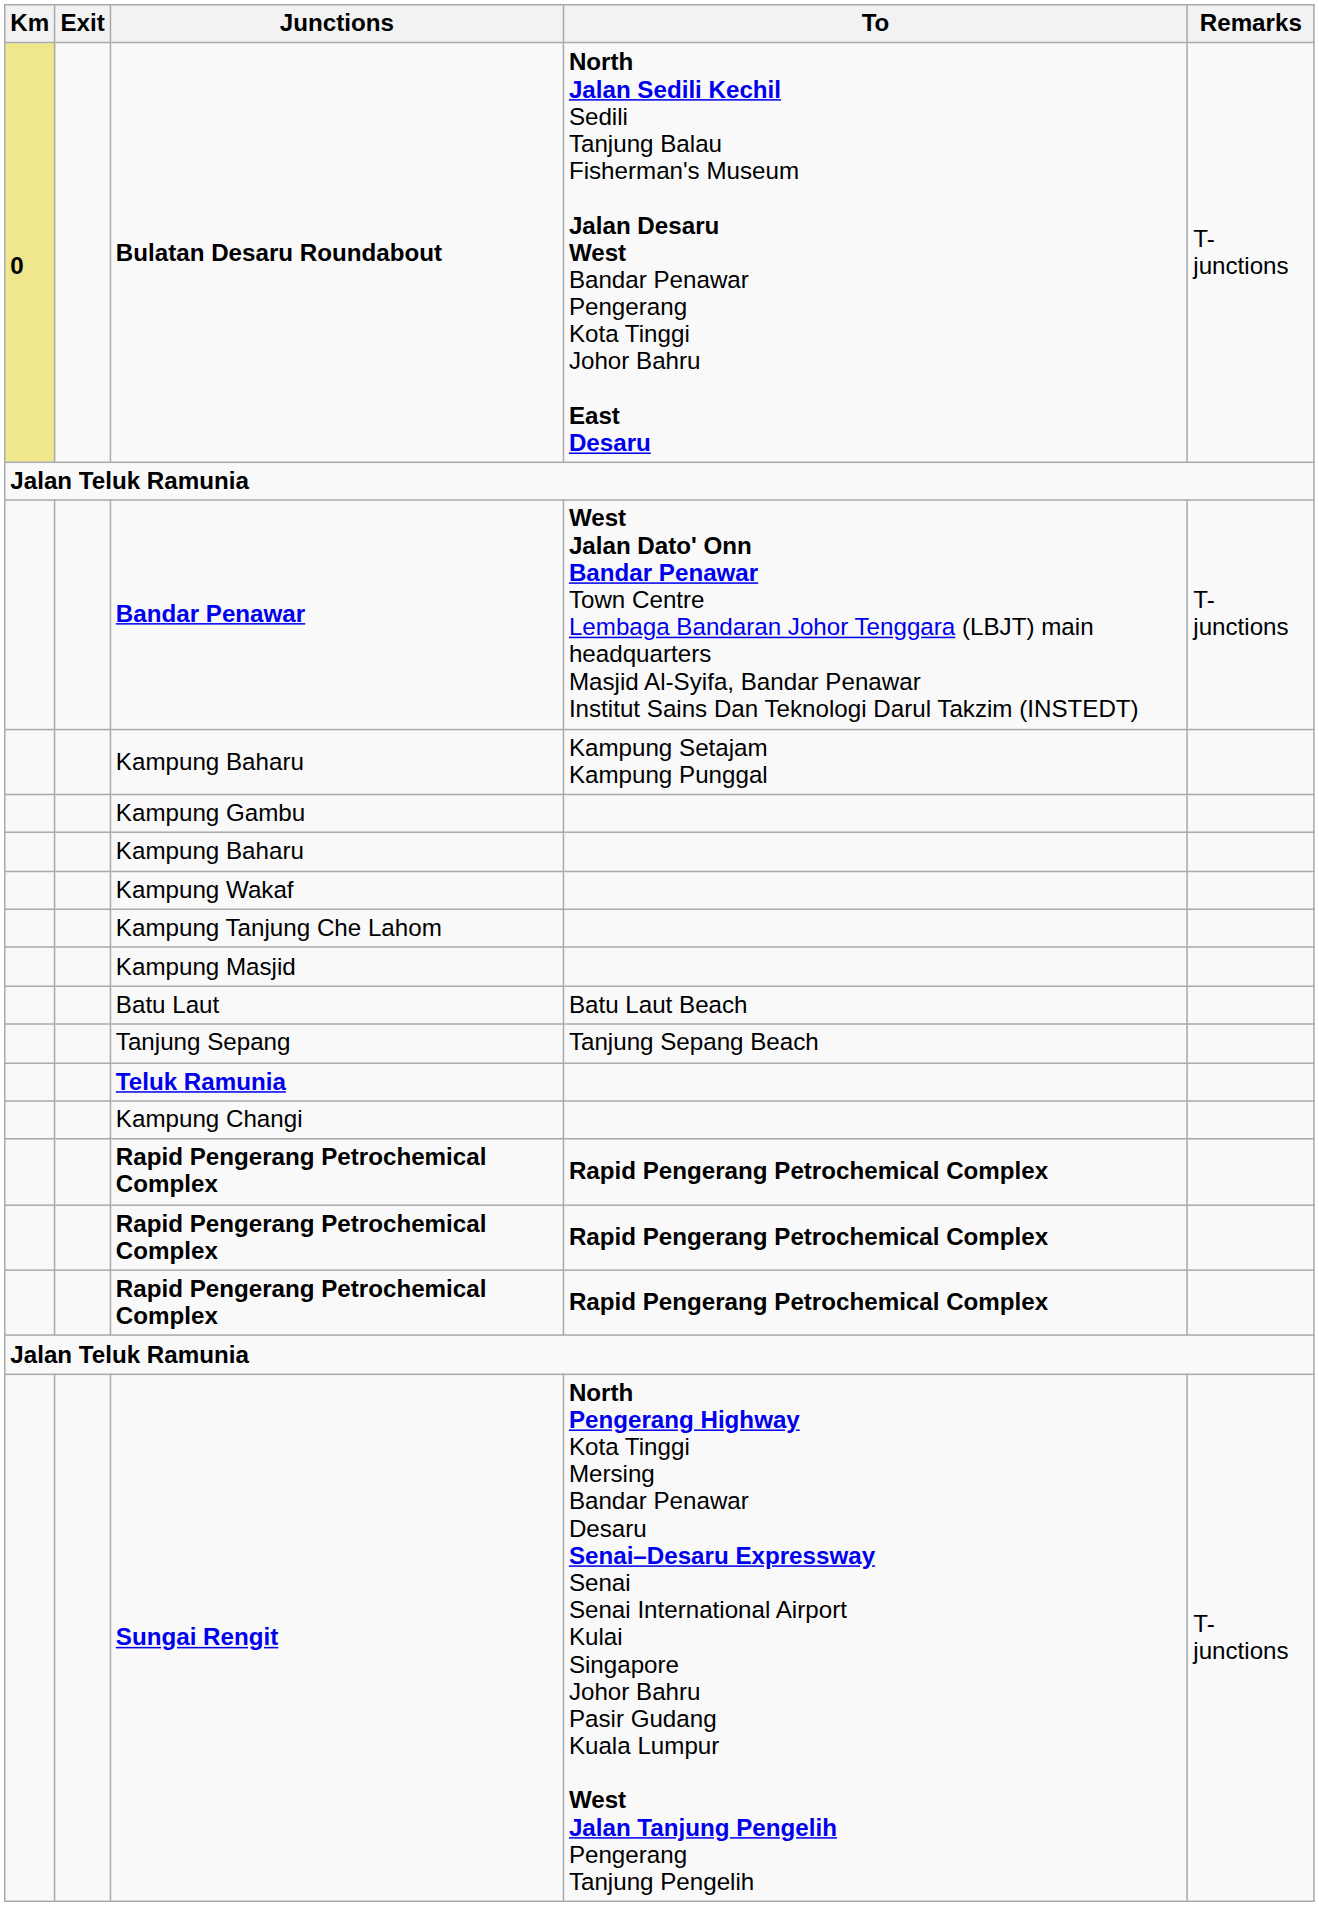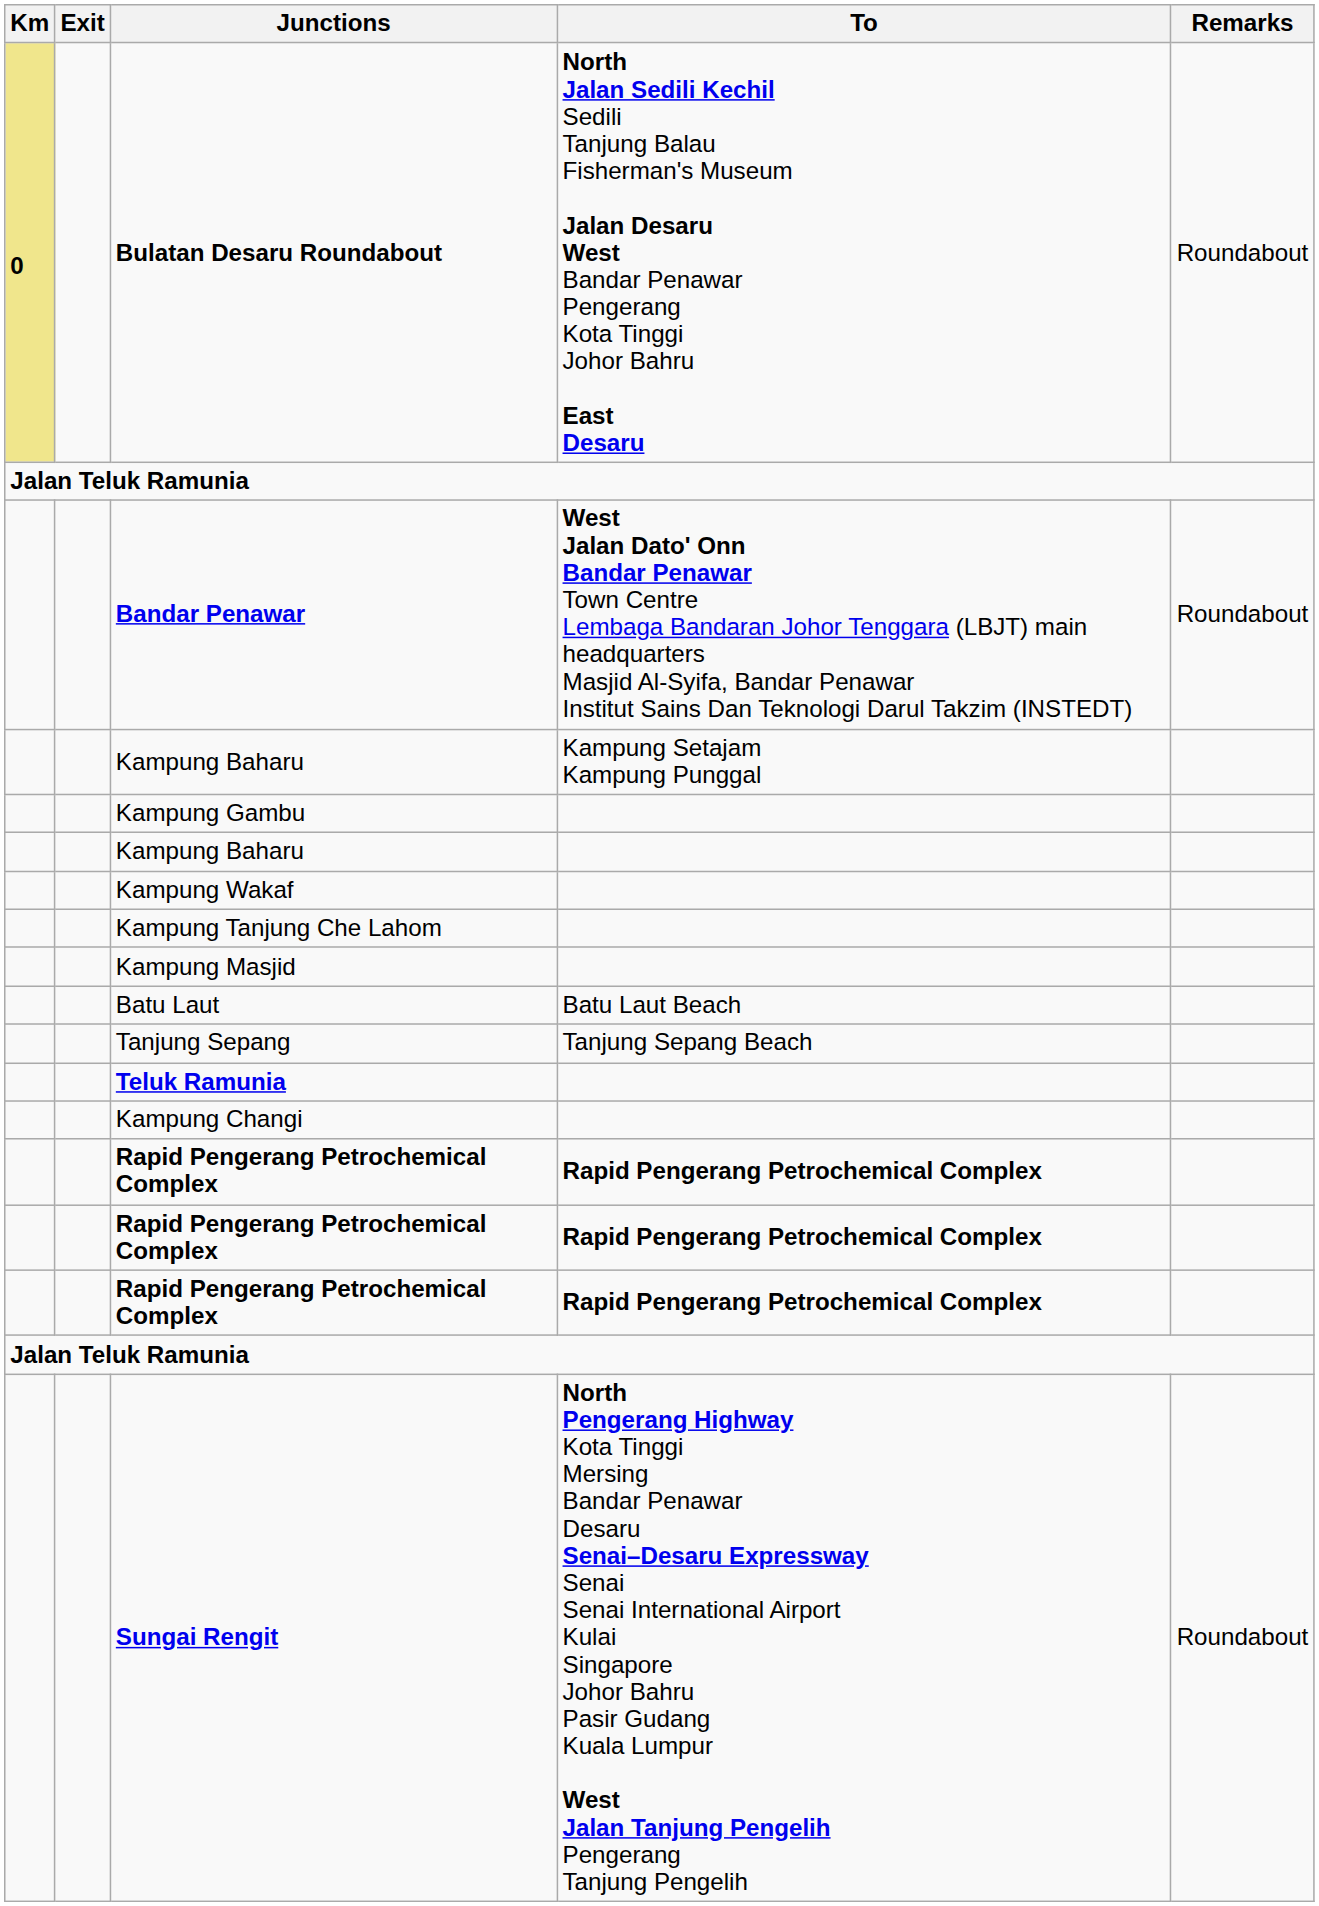(1241, 252) T-junctions -> (1242, 252) Roundabout
(1241, 614) T-junctions -> (1242, 614) Roundabout
(1241, 1637) T-junctions -> (1242, 1637) Roundabout
